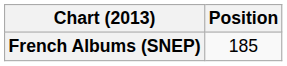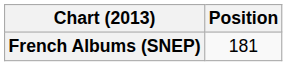(243, 46) 185 -> (243, 46) 181
